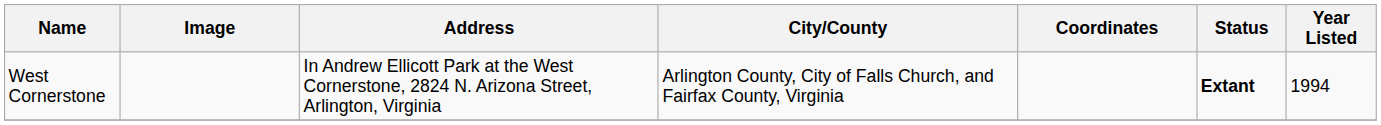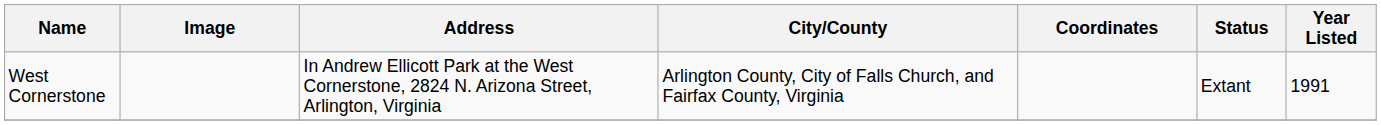(1228, 85) bold -> (1226, 85) normal
(1310, 85) 1994 -> (1310, 85) 1991
